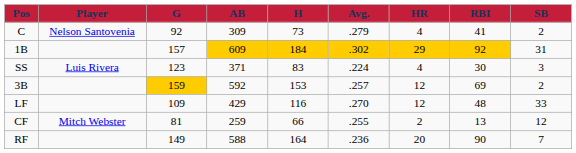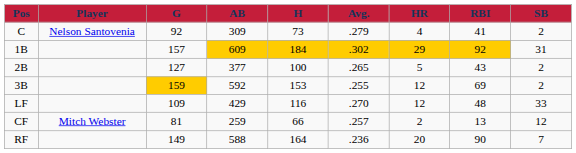+ row: (21, 67)
- row: (21, 67)
(359, 85) .257 -> (359, 85) .255
(359, 121) .255 -> (359, 121) .257
